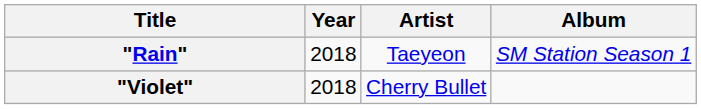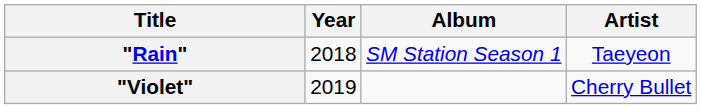columns swapped: (426, 20) <-> (594, 20)
(333, 86) 2018 -> (333, 86) 2019
